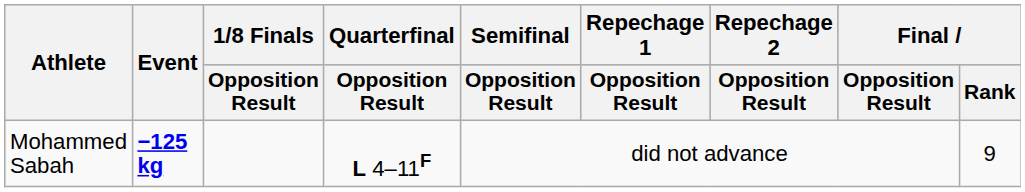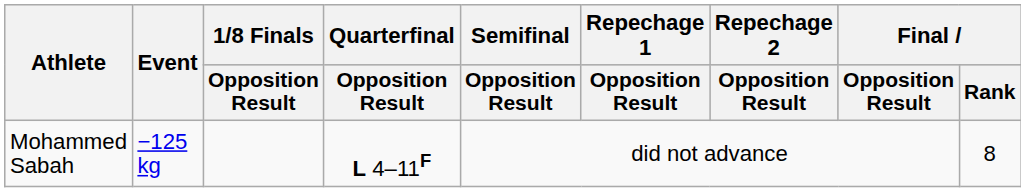(162, 154) bold -> (162, 154) normal
(990, 154) 9 -> (990, 154) 8
